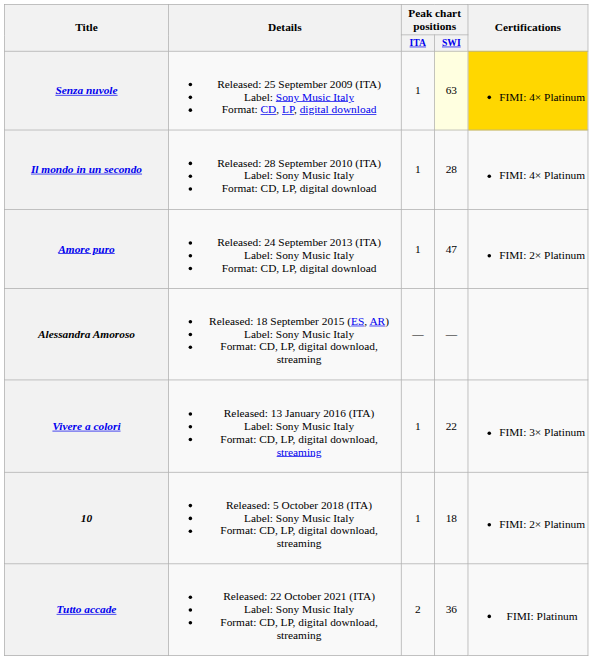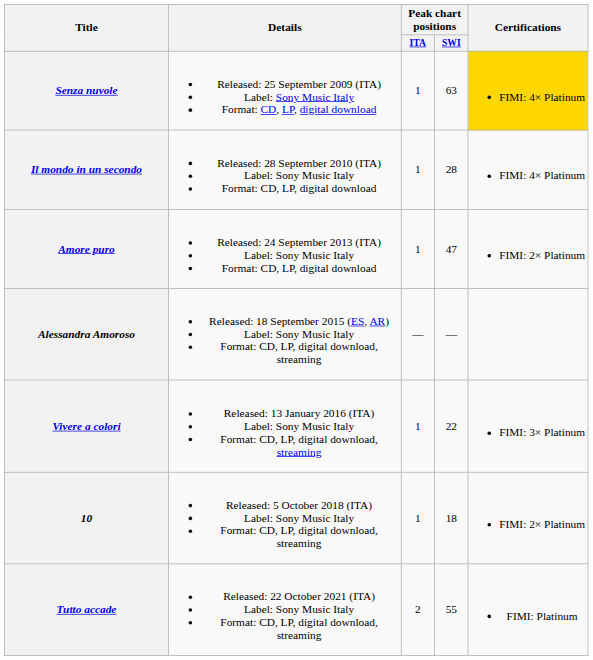(451, 90) lightyellow background -> (451, 90) no background
(451, 609) 36 -> (451, 609) 55
